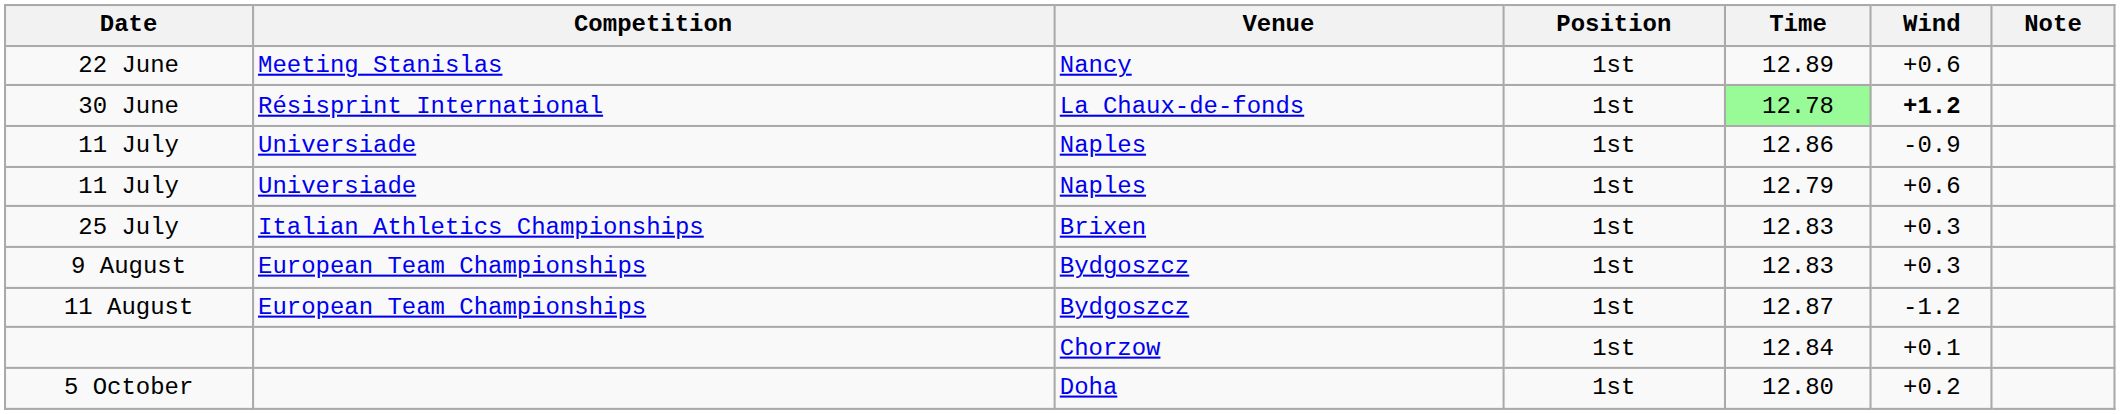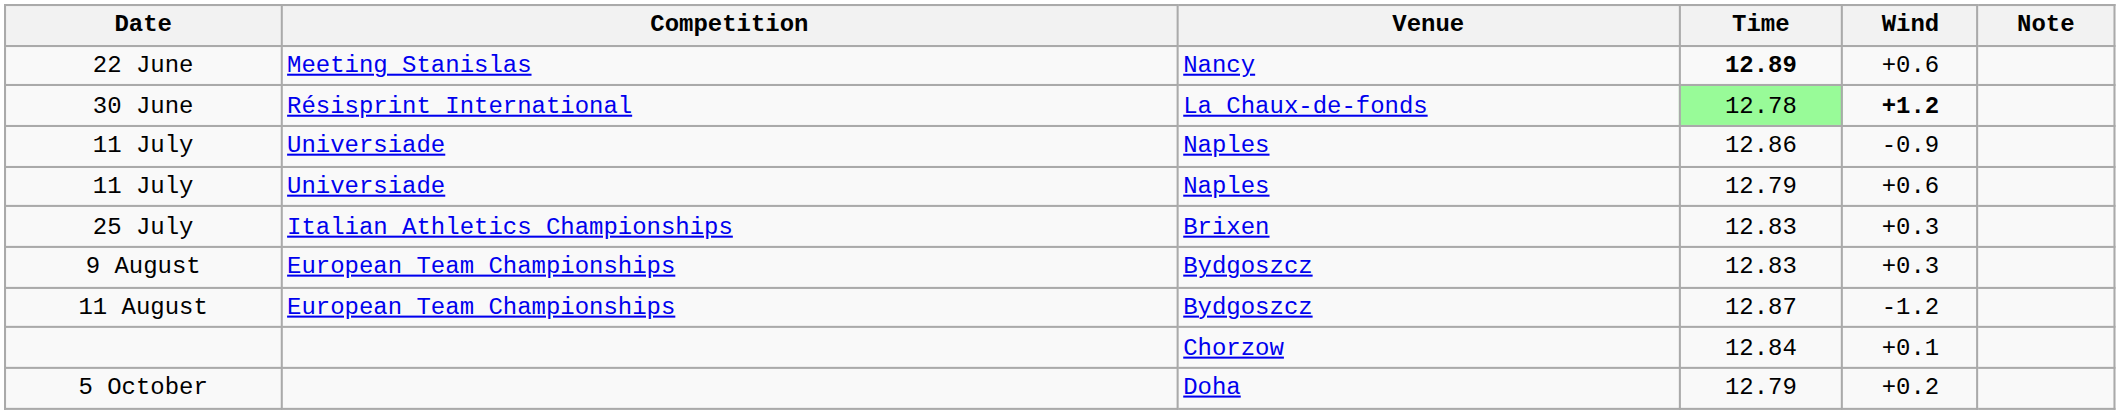- column: (1614, 25)
(1798, 65) normal -> (1761, 65) bold
(1798, 388) 12.80 -> (1761, 388) 12.79
